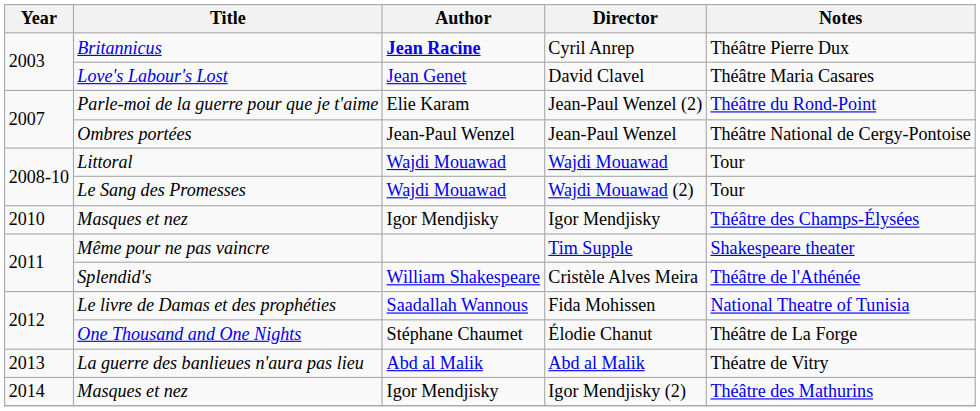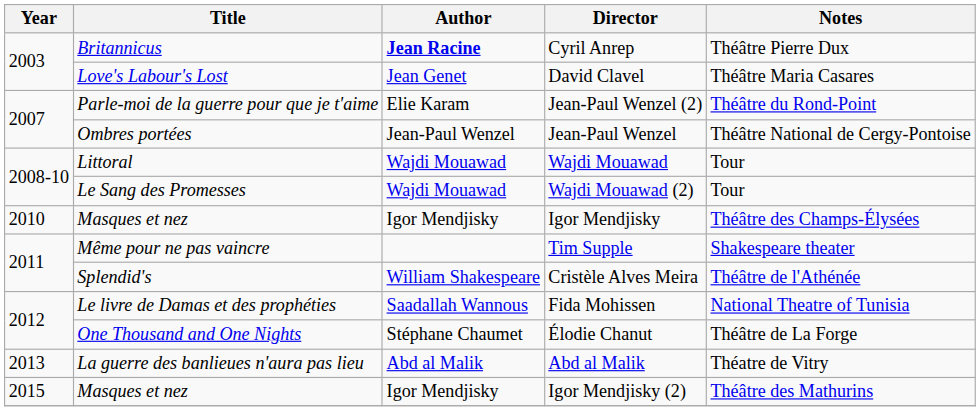(27, 391) 2014 -> (27, 391) 2015
